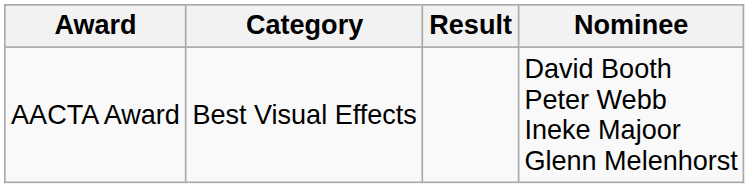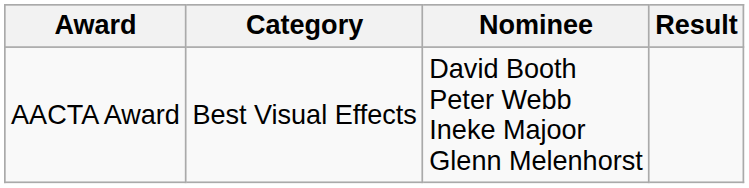columns swapped: (631, 25) <-> (471, 25)
